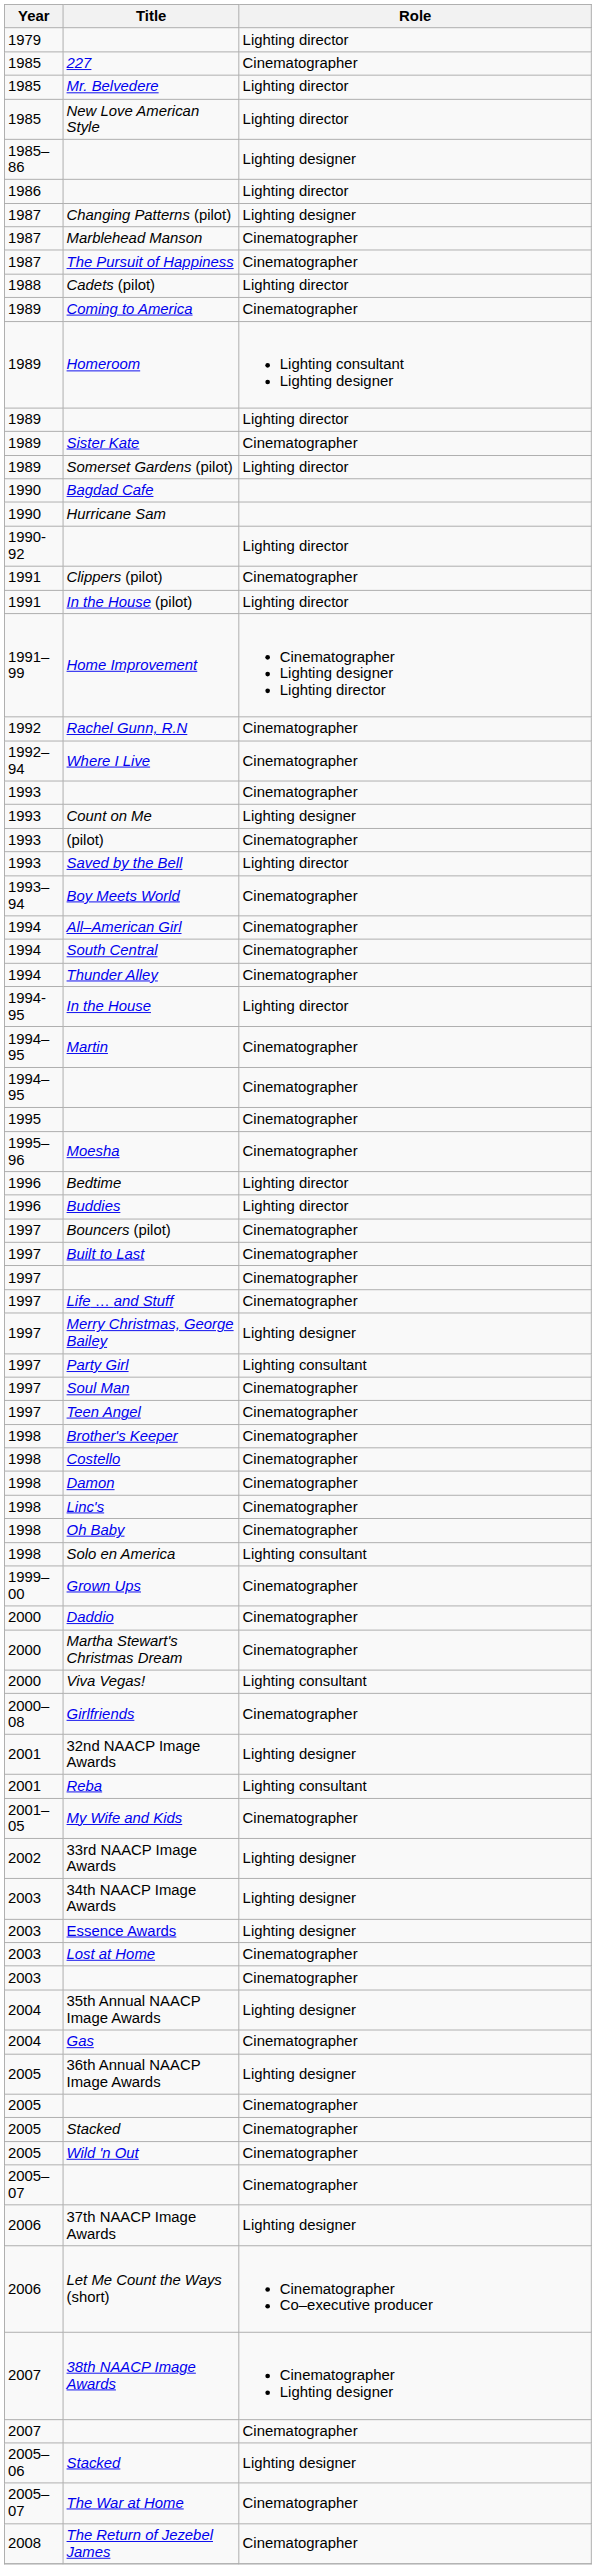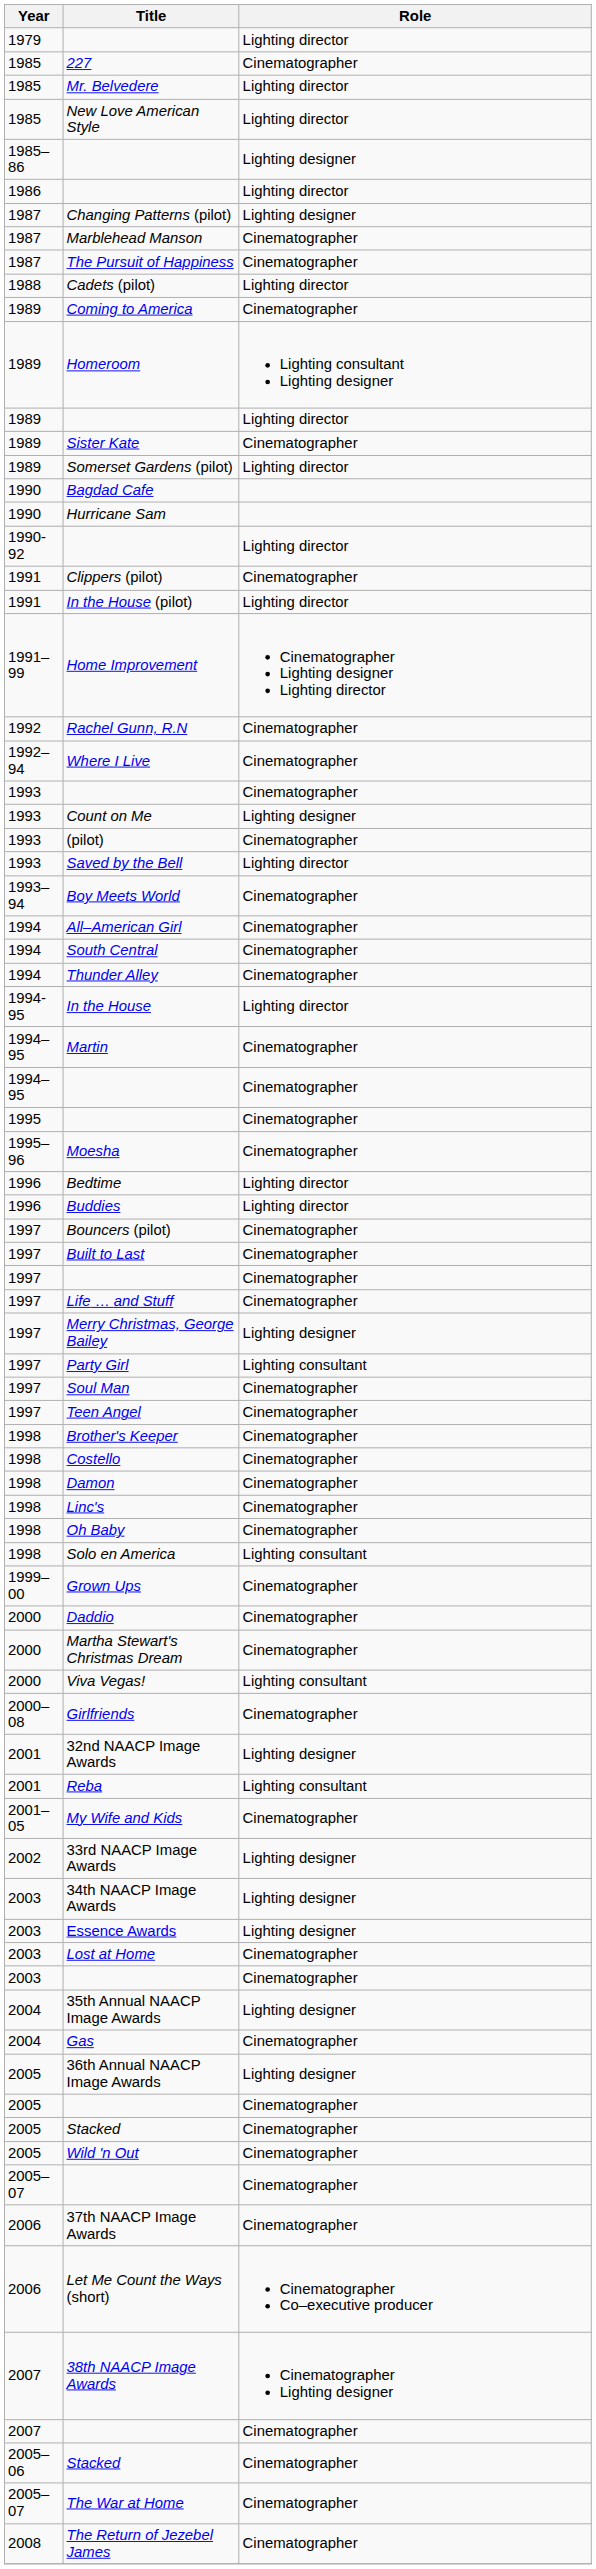(299, 2225) Lighting designer -> (300, 2225) Cinematographer
(299, 2463) Lighting designer -> (300, 2463) Cinematographer
